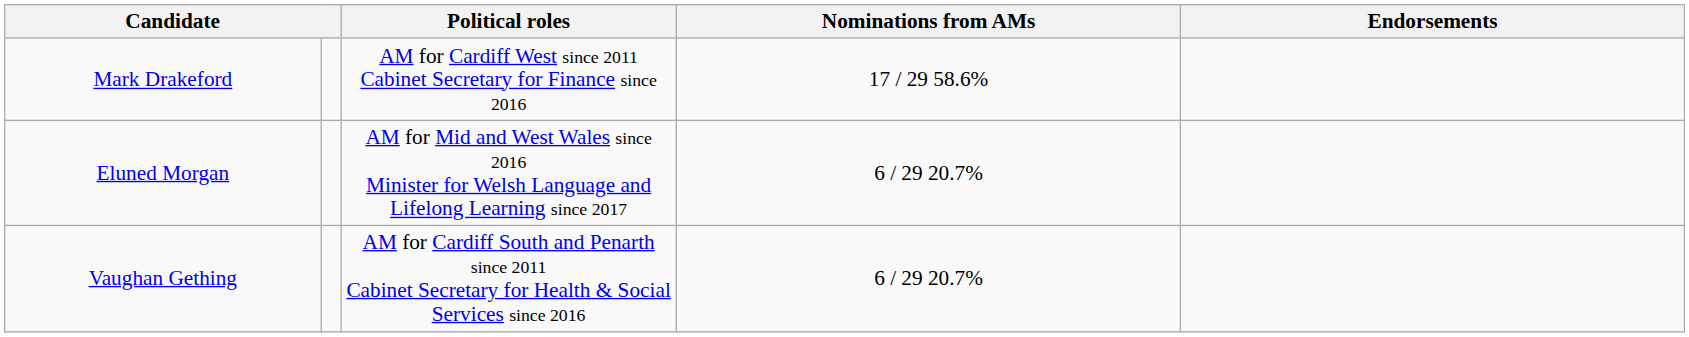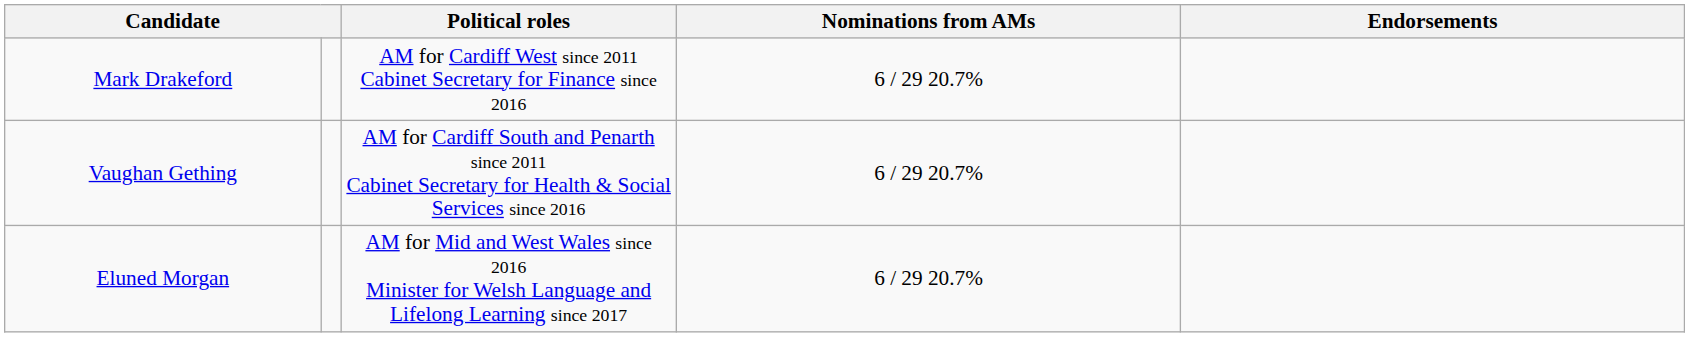(929, 79) 17 / 29 58.6% -> (929, 79) 6 / 29 20.7%
rows swapped: (163, 278) <-> (163, 172)
